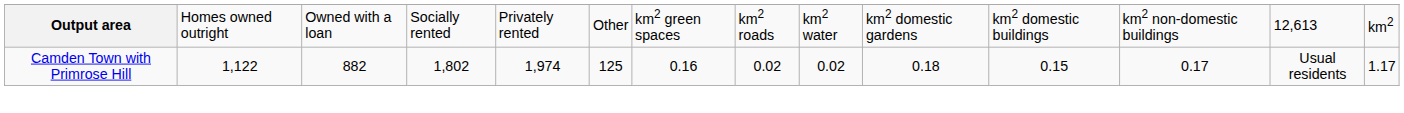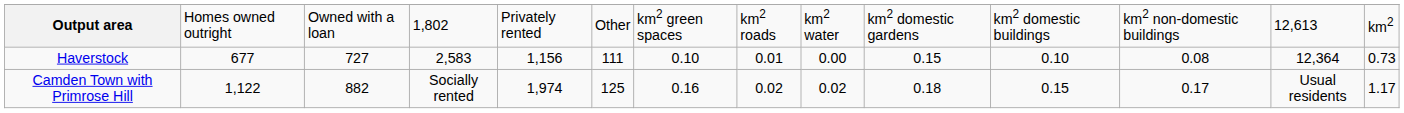(435, 25) Socially rented -> (431, 25) 1,802
+ row: (93, 58)
(451, 66) 1,802 -> (454, 88) Socially rented
